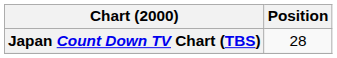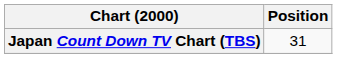(298, 41) 28 -> (298, 41) 31
